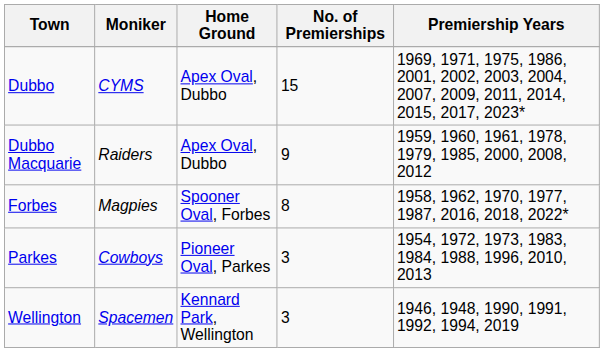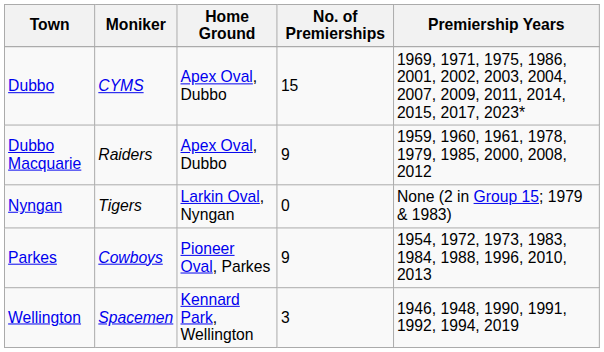- row: (33, 206)
+ row: (35, 206)
(285, 257) 3 -> (285, 257) 9
